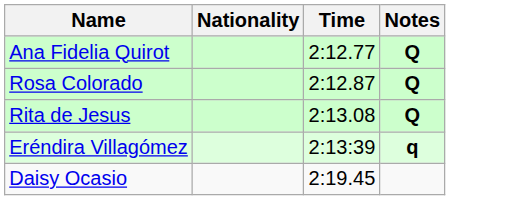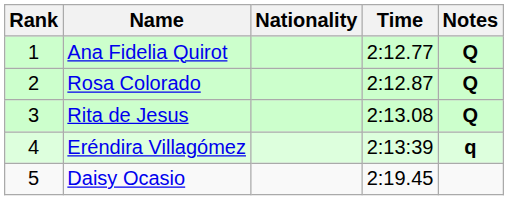+ column: (34, 20)
